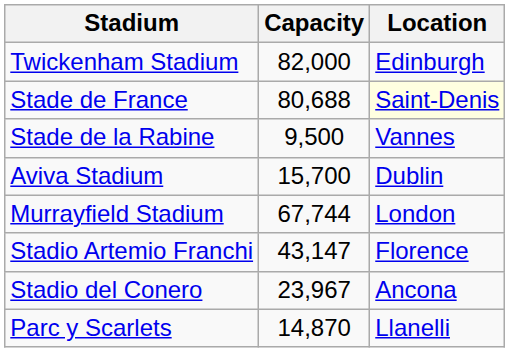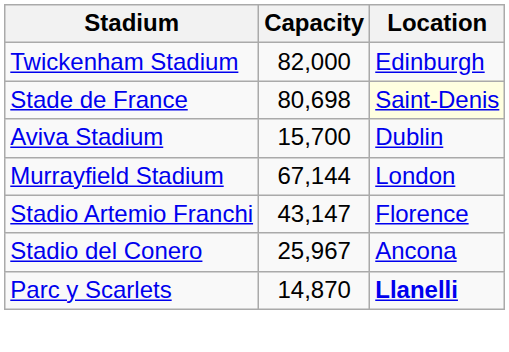(314, 99) 80,688 -> (314, 99) 80,698
- row: (112, 137)
(314, 213) 67,744 -> (314, 175) 67,144
(314, 289) 23,967 -> (314, 251) 25,967
(413, 328) normal -> (417, 289) bold
